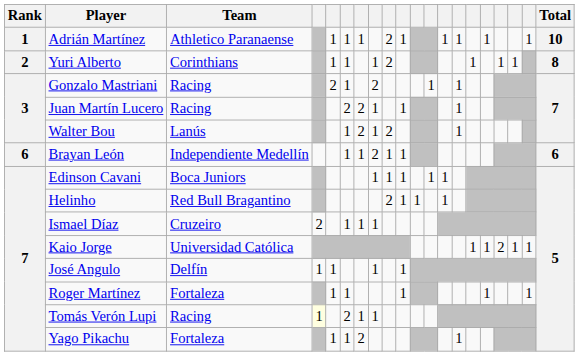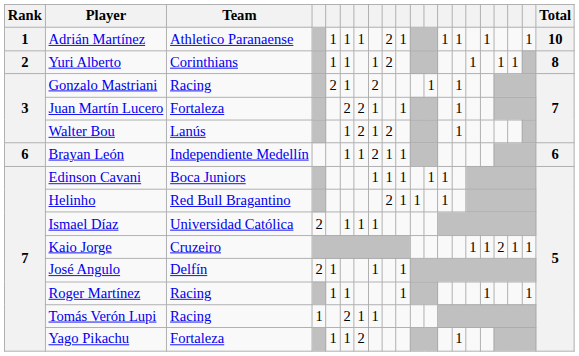(191, 108) Racing -> (197, 108) Fortaleza
(196, 223) Cruzeiro -> (232, 223) Universidad Católica
(232, 246) Universidad Católica -> (196, 246) Cruzeiro
(319, 270) 1 -> (319, 270) 2
(197, 293) Fortaleza -> (191, 293) Racing
(319, 316) lightyellow background -> (319, 316) no background
